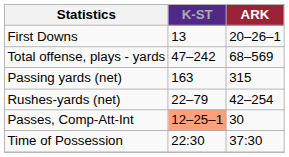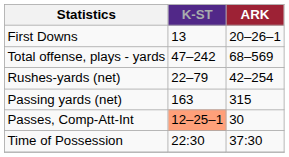rows swapped: (64, 99) <-> (65, 78)
